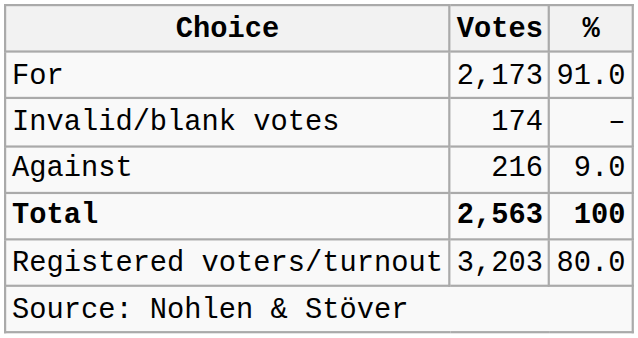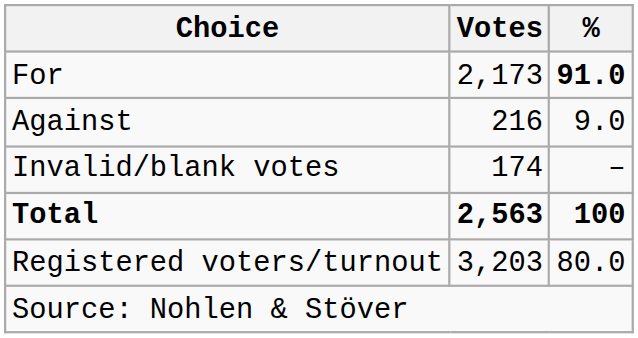(591, 75) normal -> (591, 75) bold
rows swapped: (72, 169) <-> (176, 122)
